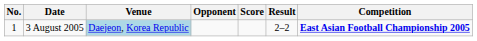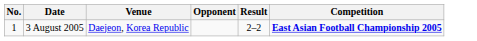- column: (252, 12)
(138, 28) lightblue background -> (138, 28) no background
